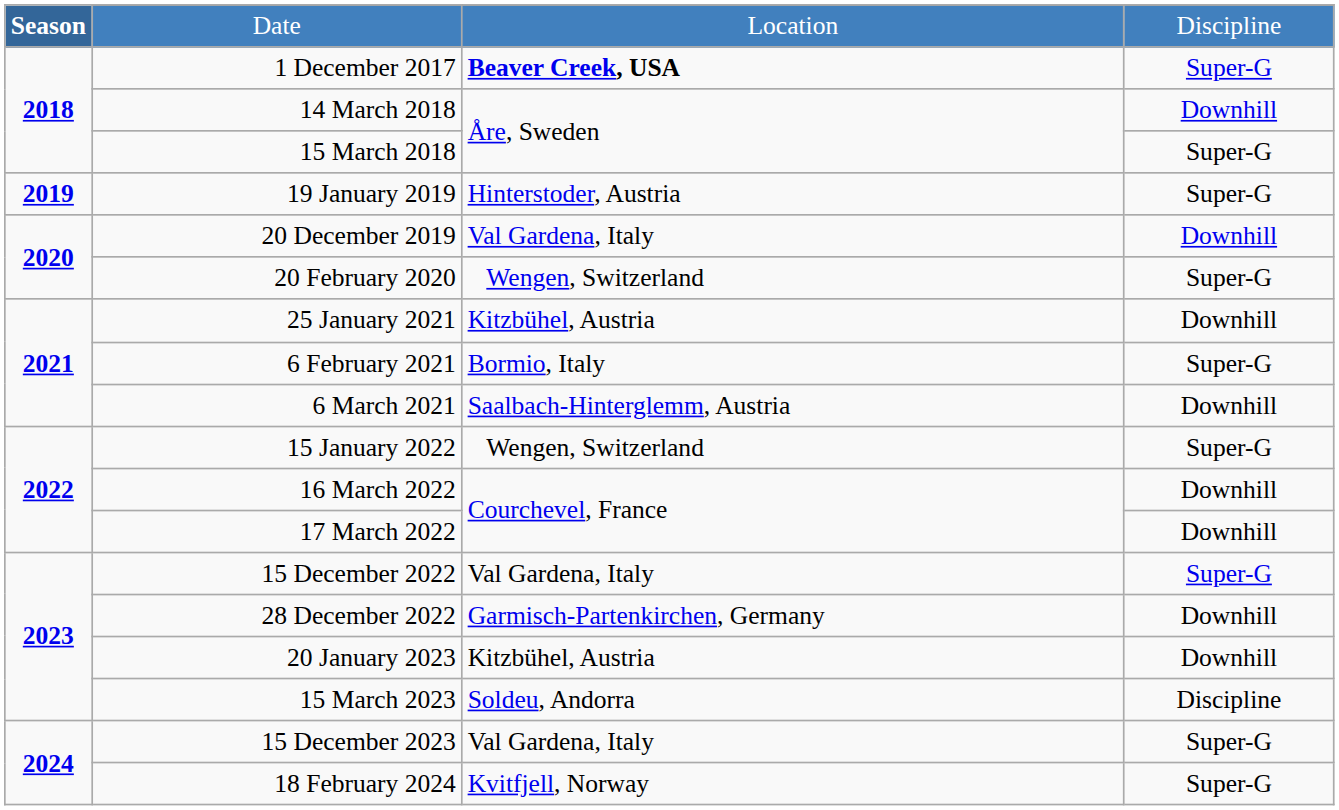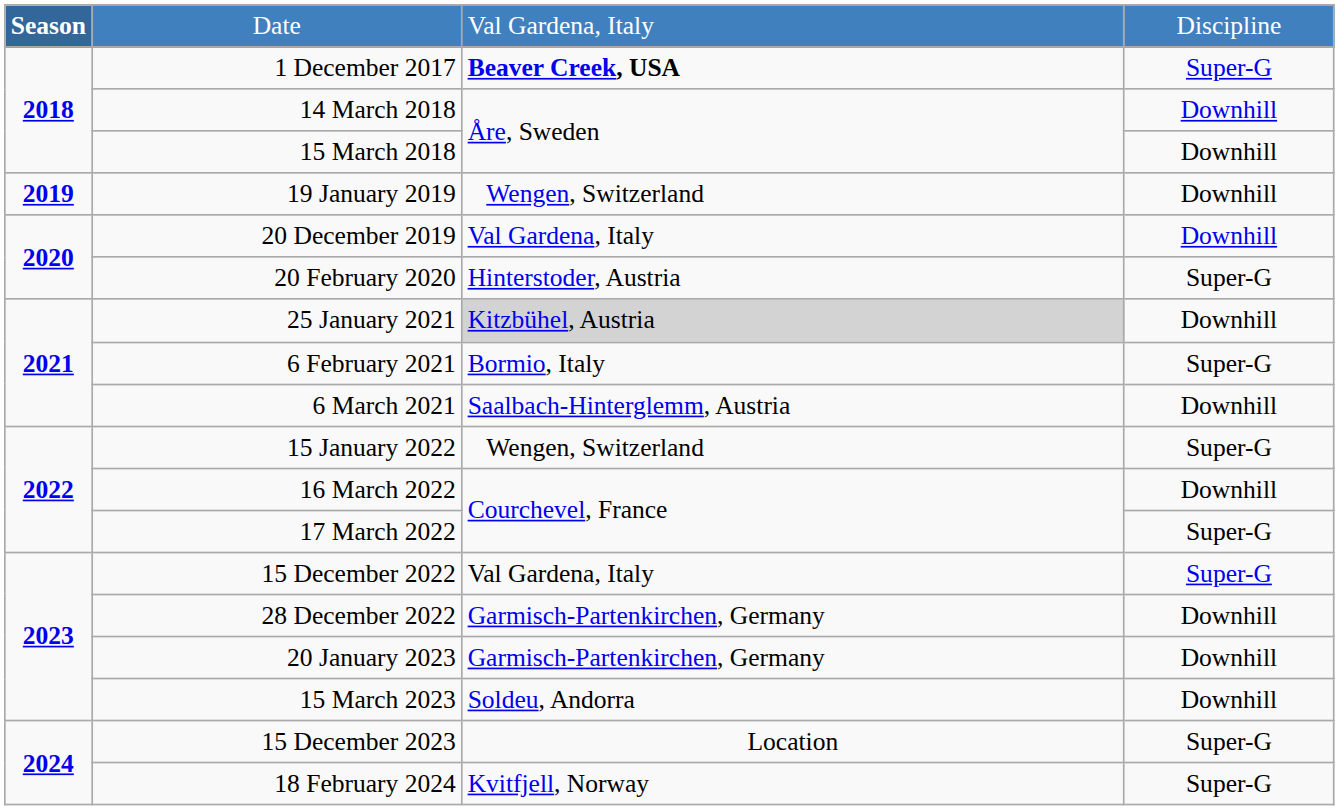(793, 25) Location -> (561, 25) Val Gardena, Italy
(1229, 152) Super-G -> (1229, 152) Downhill
(574, 194) Hinterstoder, Austria -> (586, 194) Wengen, Switzerland
(1229, 194) Super-G -> (1229, 194) Downhill
(586, 278) Wengen, Switzerland -> (574, 278) Hinterstoder, Austria
(561, 320) no background -> (561, 320) lightgrey background
(1229, 530) Downhill -> (1229, 530) Super-G
(561, 657) Kitzbühel, Austria -> (646, 657) Garmisch-Partenkirchen, Germany
(1229, 699) Discipline -> (1229, 699) Downhill
(561, 741) Val Gardena, Italy -> (793, 741) Location
